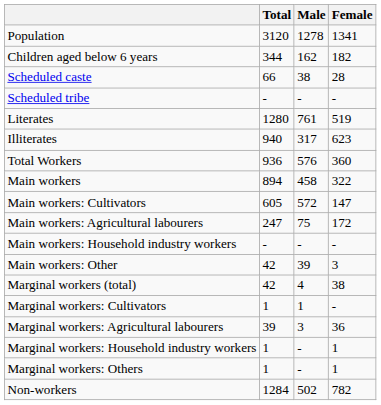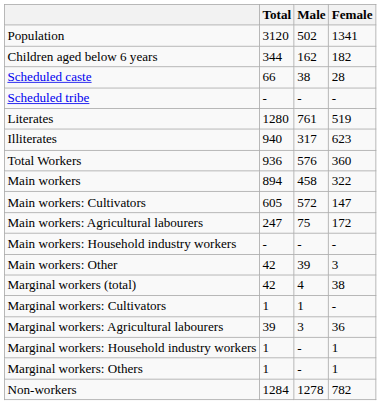(310, 35) 1278 -> (307, 35) 502
(307, 389) 502 -> (310, 389) 1278
